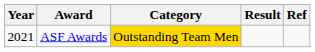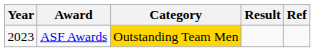(21, 36) 2021 -> (21, 36) 2023
